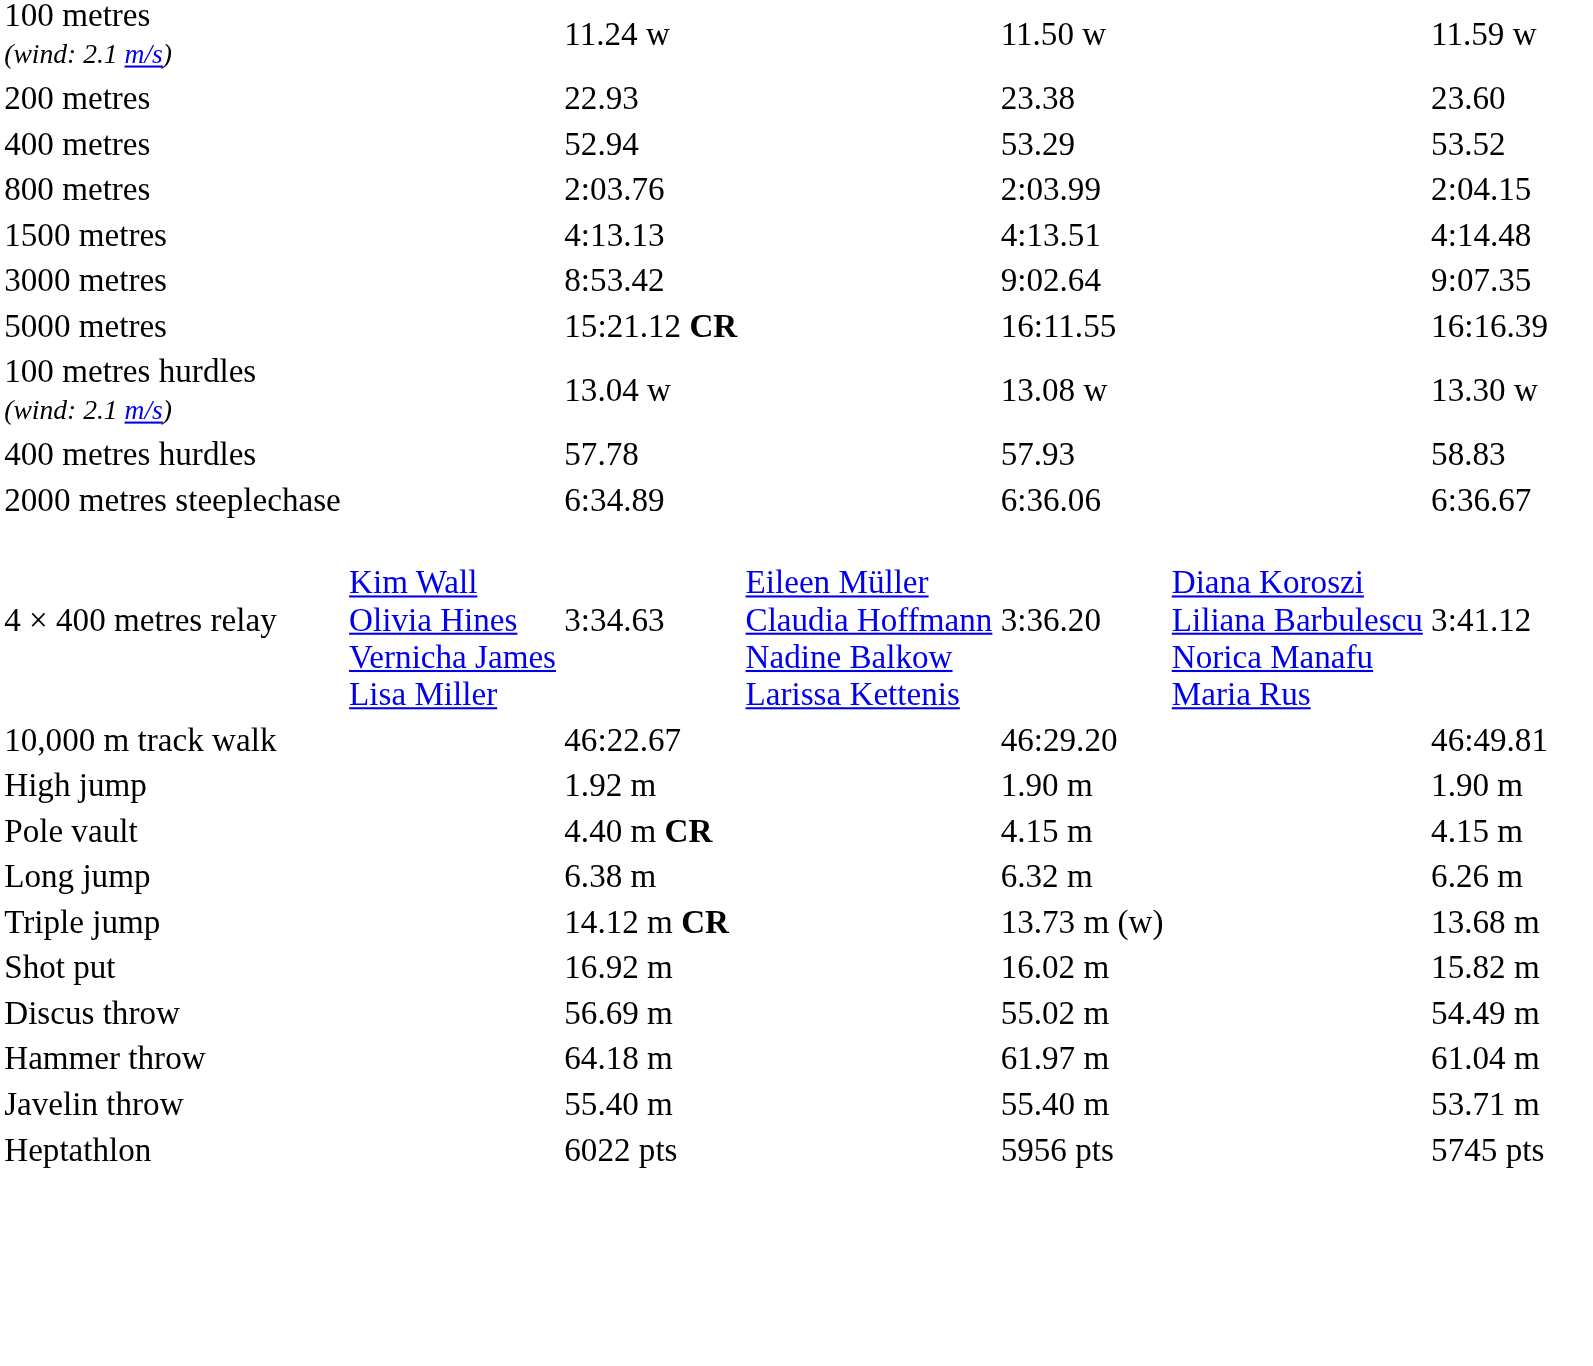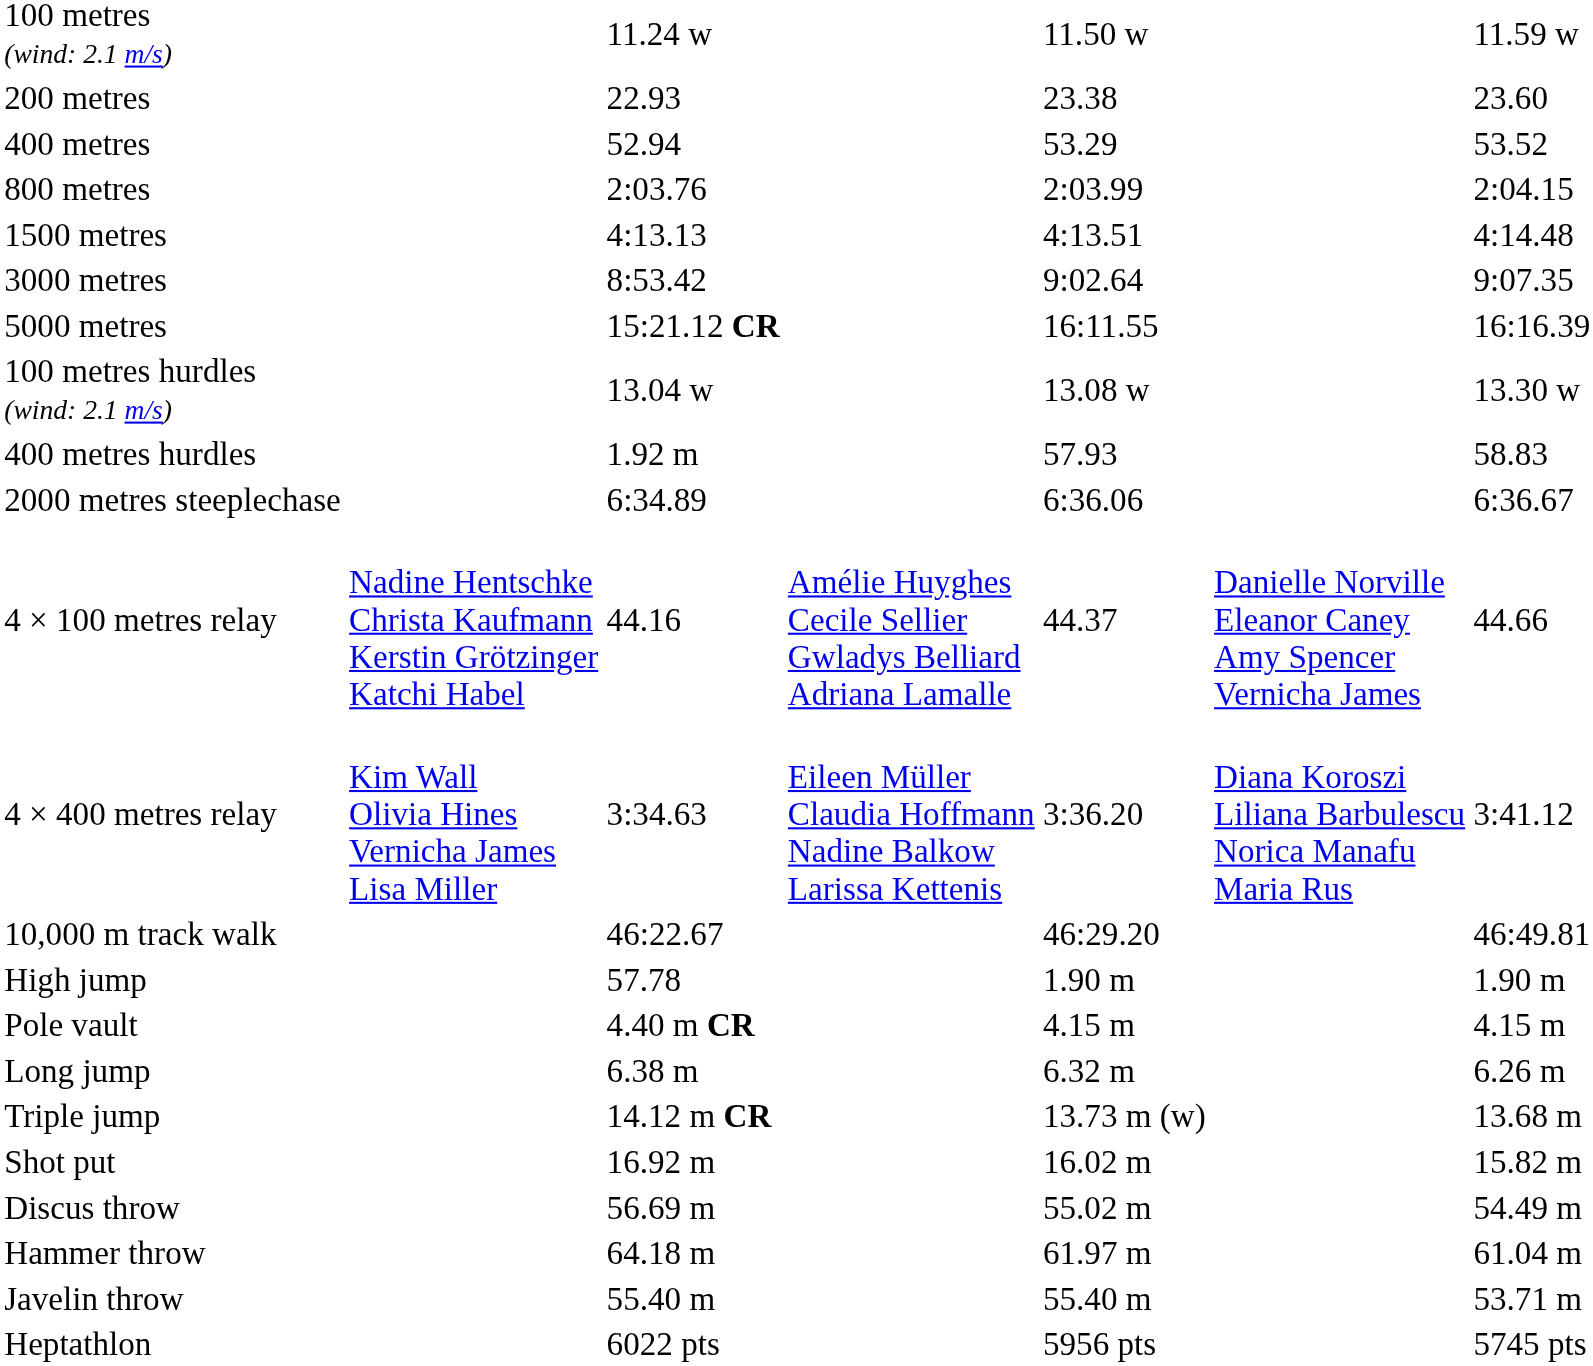(602, 454) 57.78 -> (653, 454) 1.92 m
+ row: (140, 619)
(610, 785) 1.92 m -> (644, 979) 57.78
